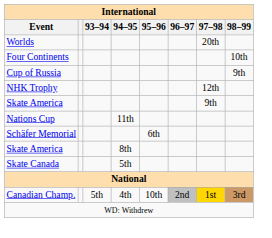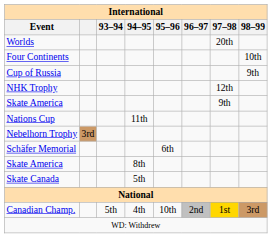+ row: (42, 133)
